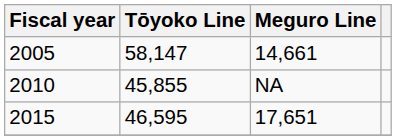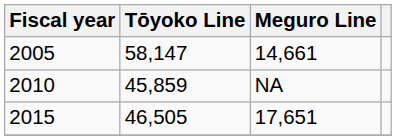(156, 85) 45,855 -> (156, 85) 45,859
(156, 118) 46,595 -> (156, 118) 46,505
